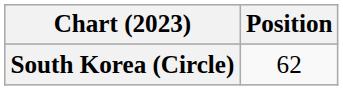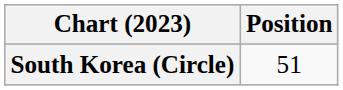(289, 64) 62 -> (289, 64) 51
